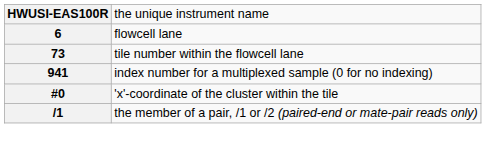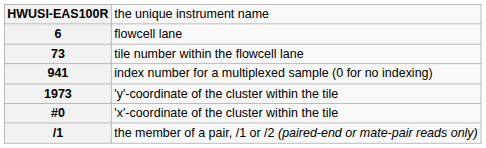+ row: (58, 93)
